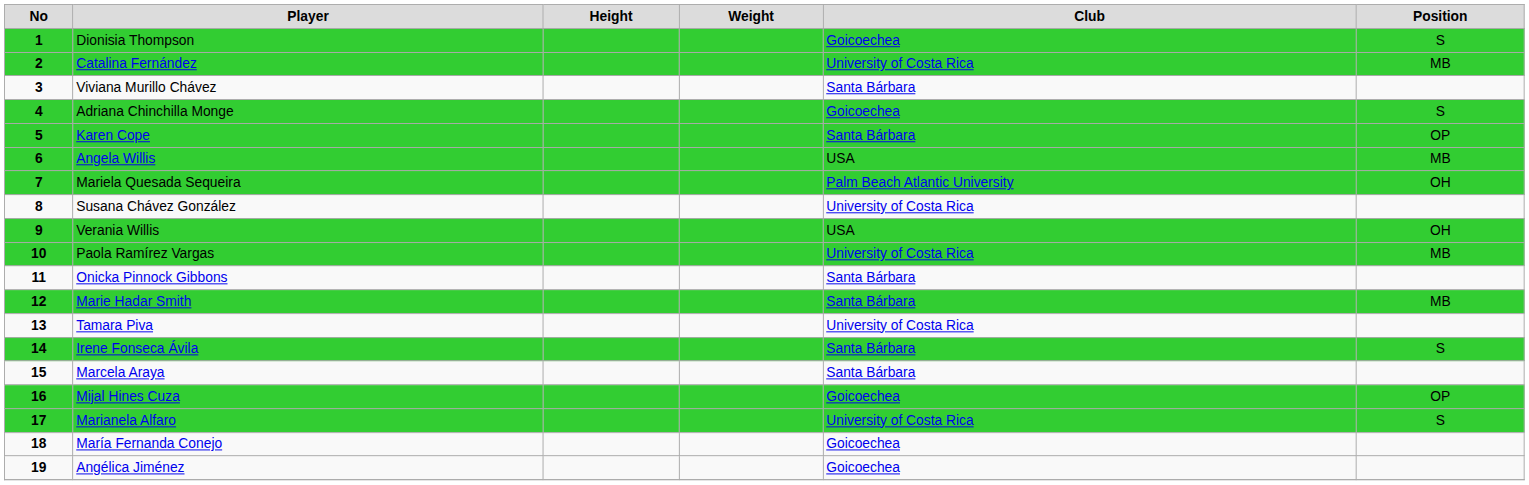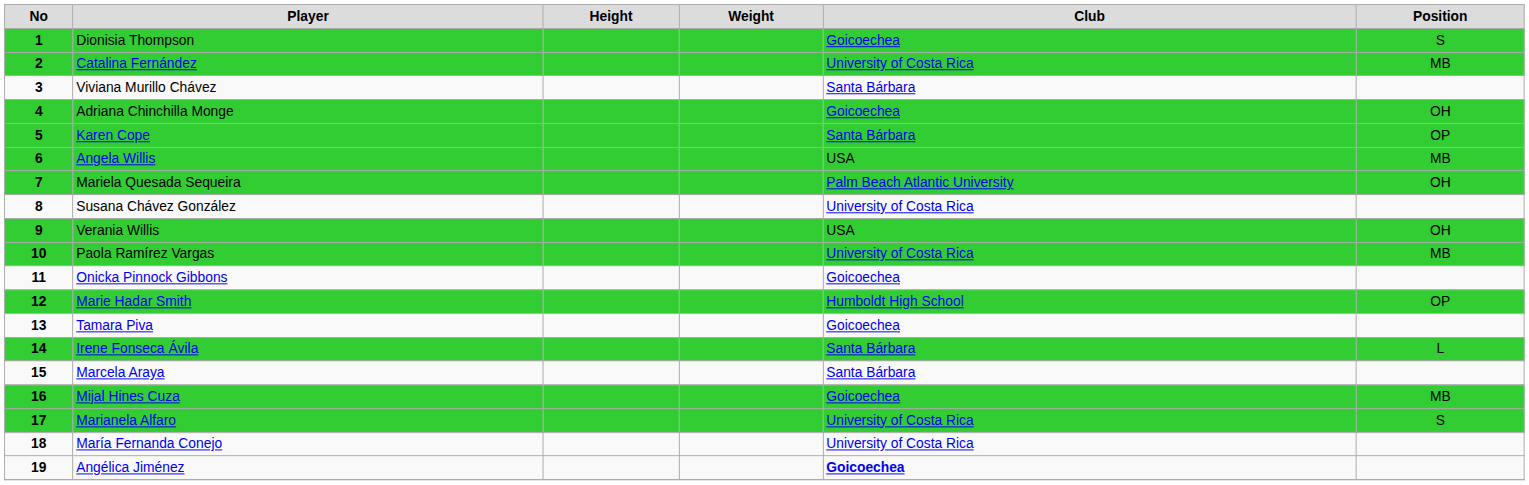(1440, 111) S -> (1440, 111) OH
(871, 278) Santa Bárbara -> (863, 278) Goicoechea
(871, 301) Santa Bárbara -> (895, 301) Humboldt High School
(1440, 301) MB -> (1440, 301) OP
(900, 325) University of Costa Rica -> (863, 325) Goicoechea
(1440, 349) S -> (1440, 349) L
(1440, 397) OP -> (1440, 397) MB
(863, 444) Goicoechea -> (900, 444) University of Costa Rica
(863, 468) normal -> (865, 468) bold
